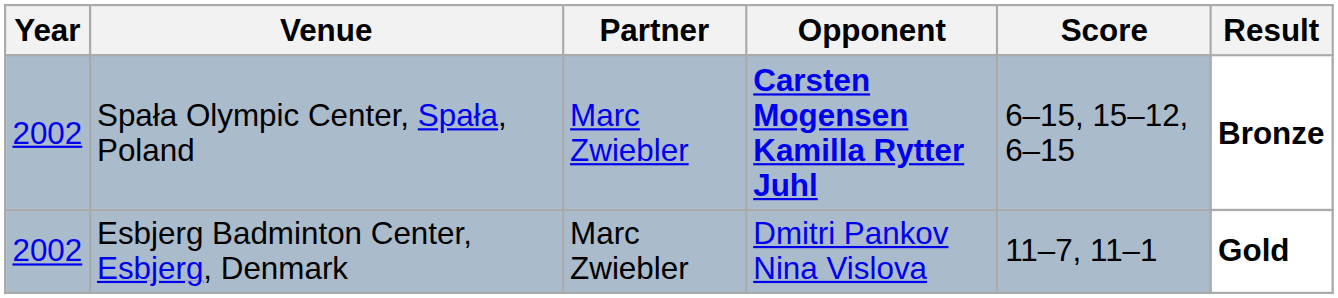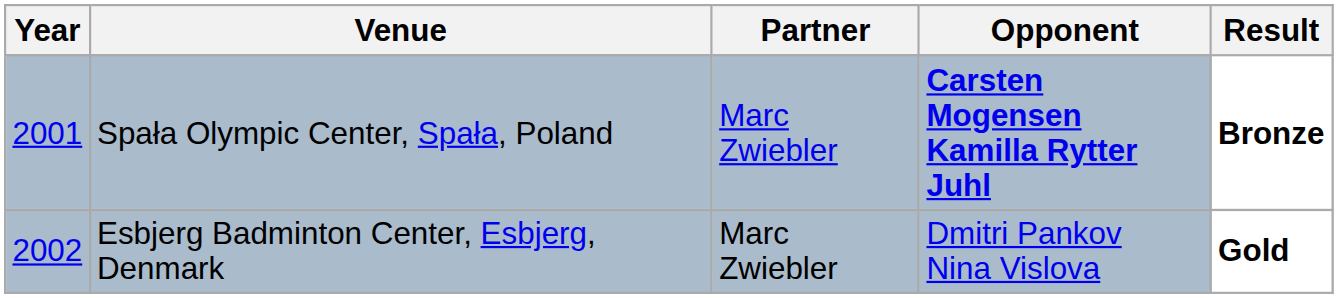- column: (1104, 30)
(47, 132) 2002 -> (47, 132) 2001
